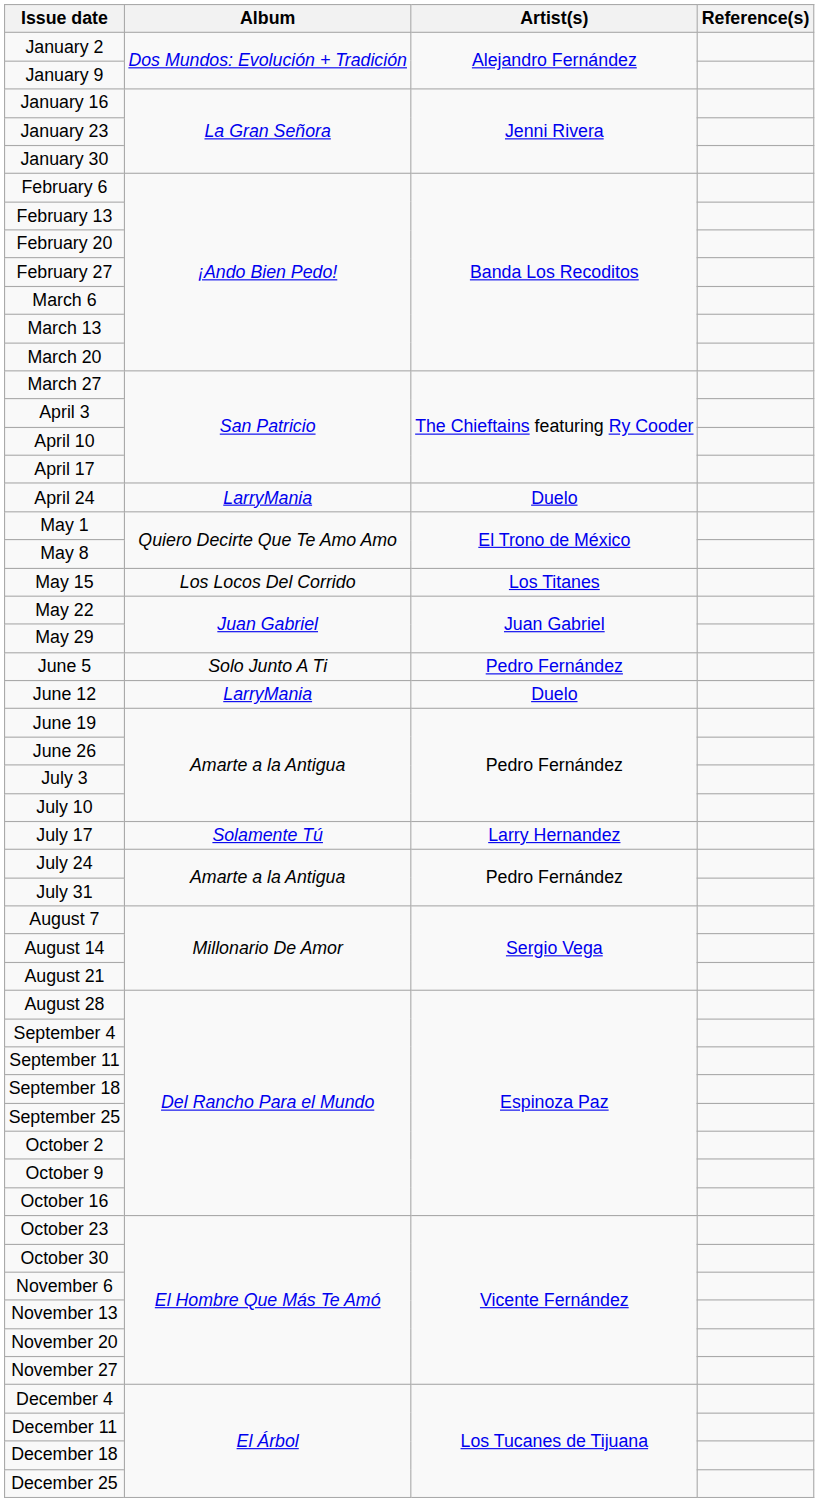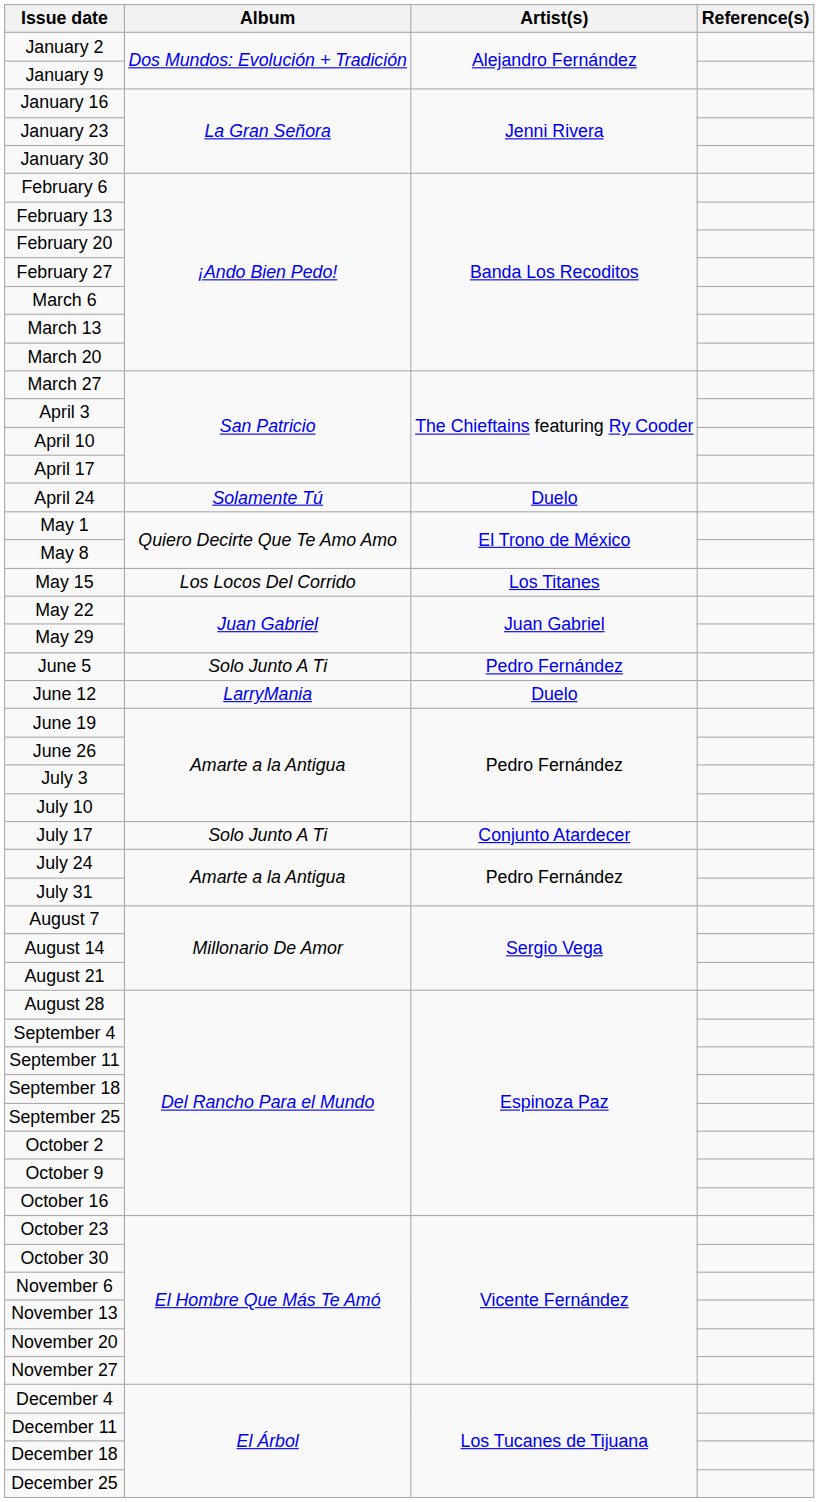(268, 497) LarryMania -> (268, 497) Solamente Tú
(268, 835) Solamente Tú -> (268, 835) Solo Junto A Ti
(554, 835) Larry Hernandez -> (554, 835) Conjunto Atardecer
